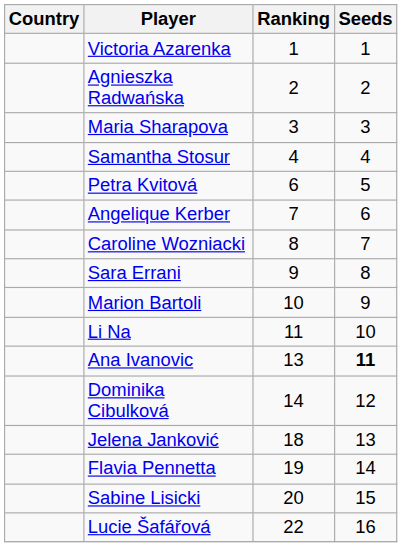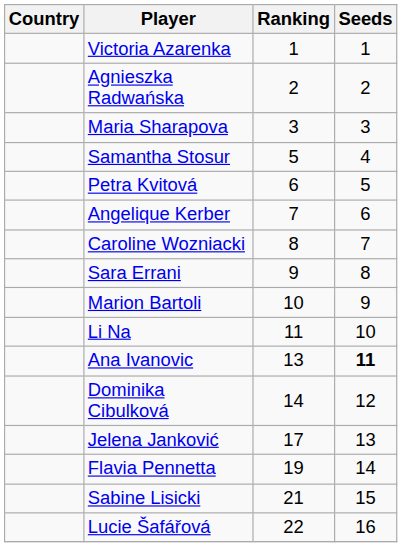(294, 156) 4 -> (294, 156) 5
(294, 439) 18 -> (294, 439) 17
(294, 498) 20 -> (294, 498) 21
